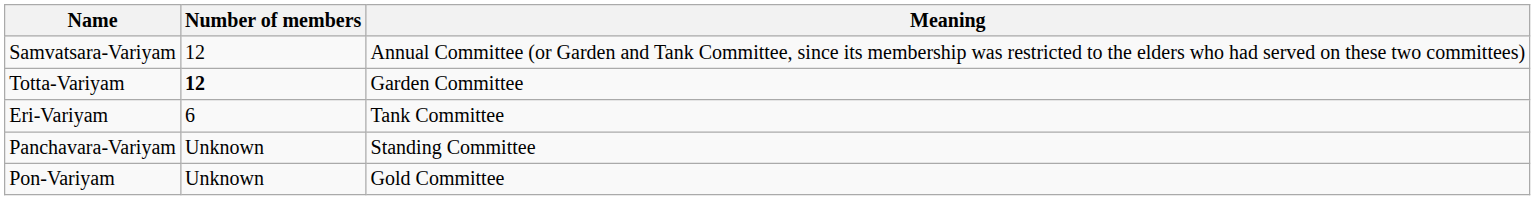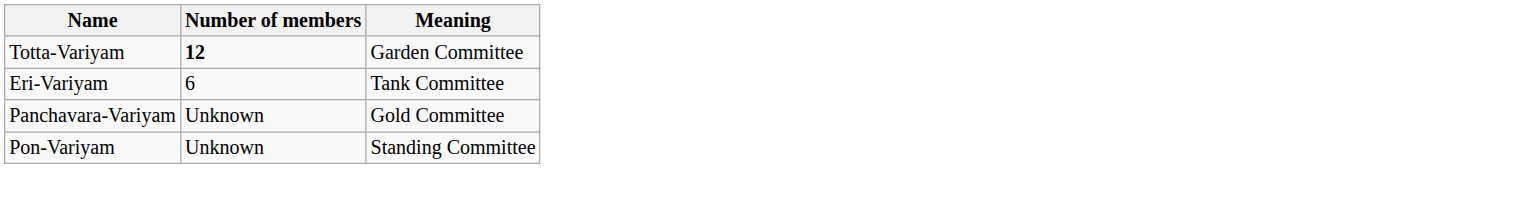- row: (93, 52)
(453, 147) Standing Committee -> (437, 115) Gold Committee
(437, 178) Gold Committee -> (453, 147) Standing Committee
